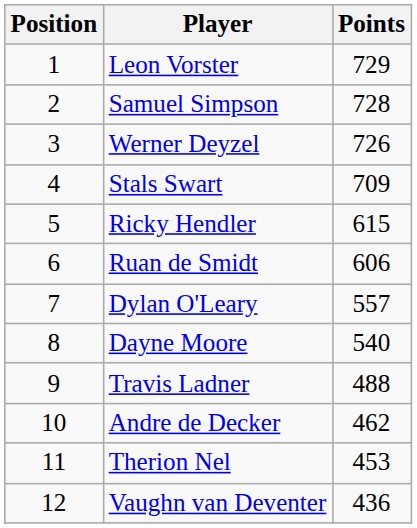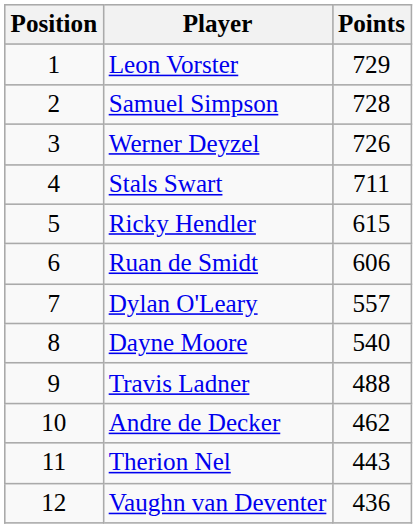(371, 183) 709 -> (371, 183) 711
(371, 462) 453 -> (371, 462) 443
